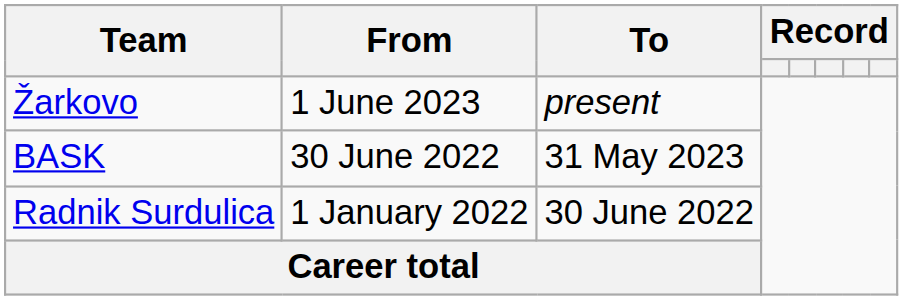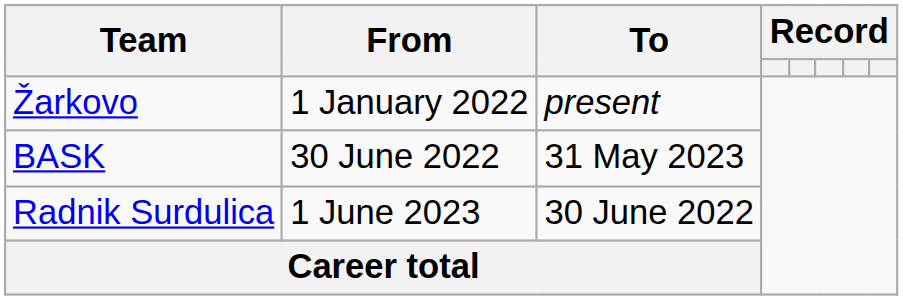(385, 102) 1 June 2023 -> (409, 102) 1 January 2022
(409, 212) 1 January 2022 -> (385, 212) 1 June 2023
